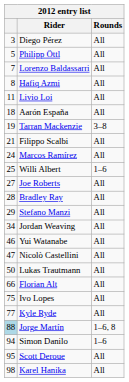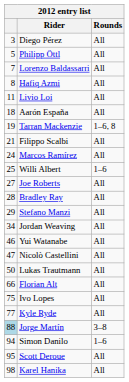(100, 126) 3–8 -> (104, 126) 1–6, 8
(104, 327) 1–6, 8 -> (100, 327) 3–8
